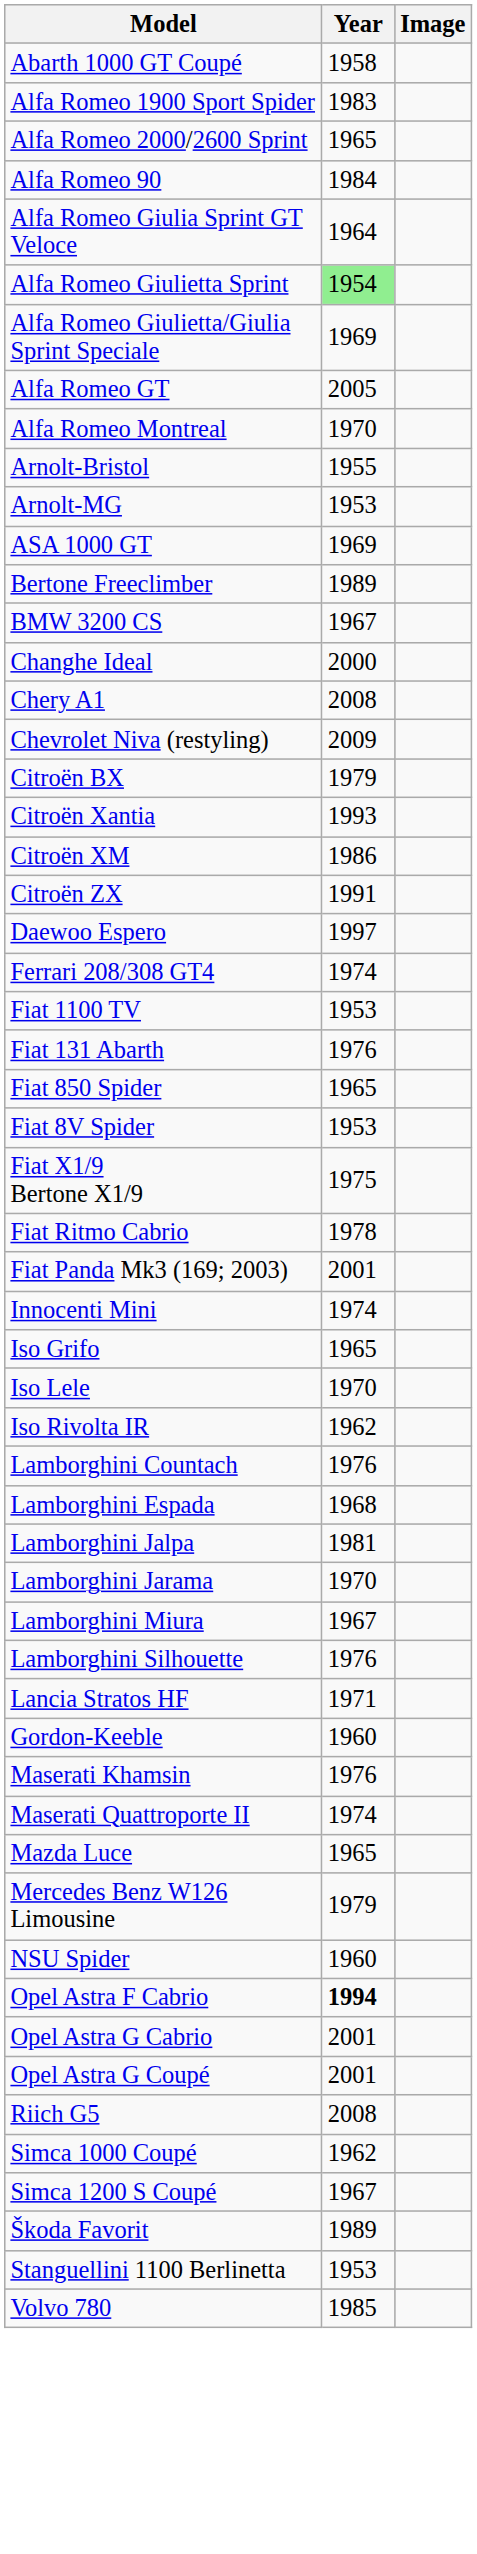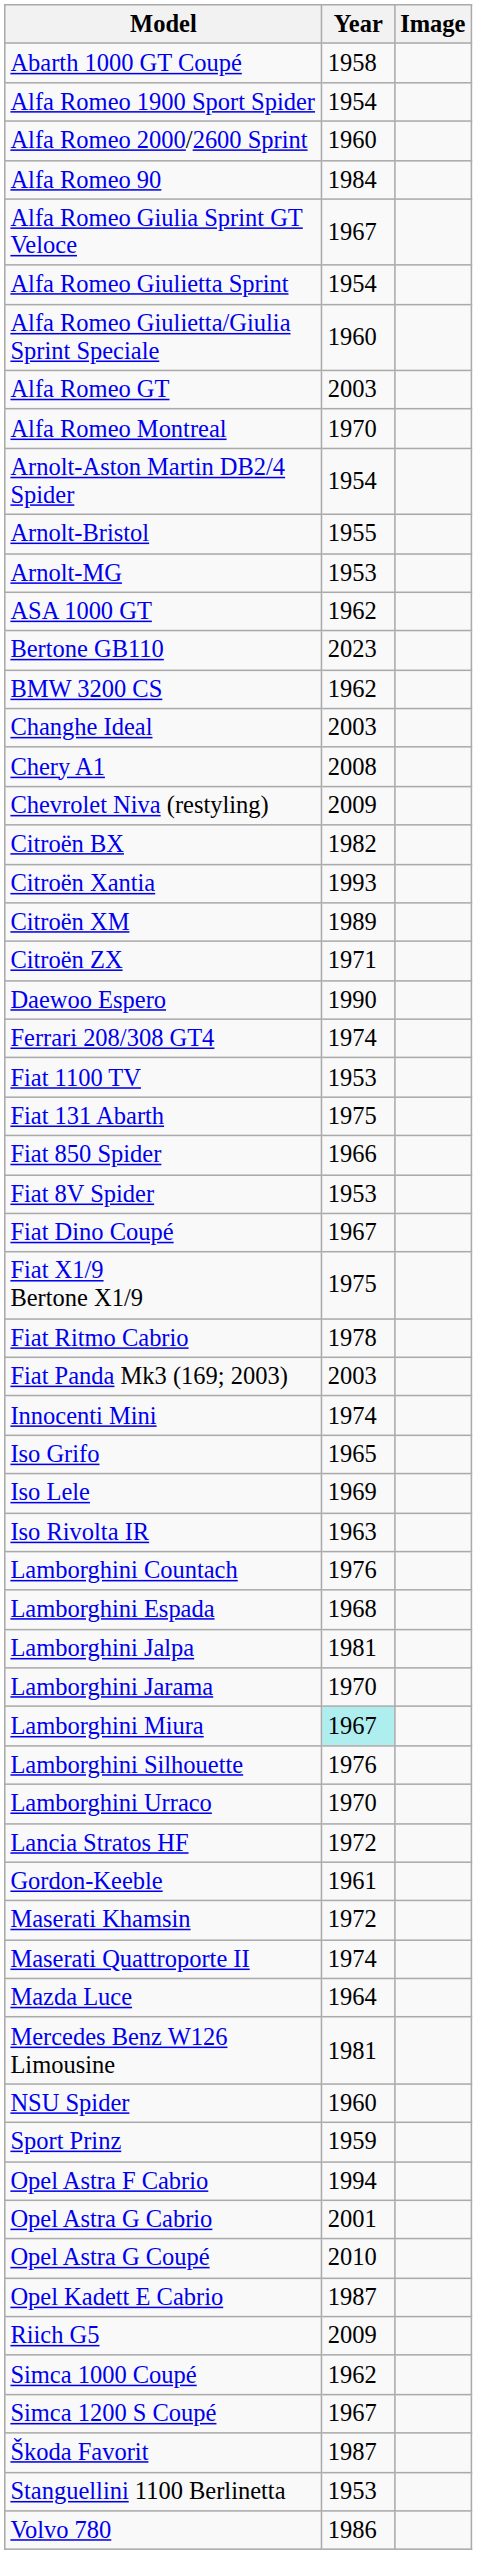(352, 101) 1983 -> (352, 101) 1954
(352, 140) 1965 -> (352, 140) 1960
(352, 231) 1964 -> (352, 231) 1967
(352, 284) lightgreen background -> (352, 284) no background
(352, 336) 1969 -> (352, 336) 1960
(352, 389) 2005 -> (352, 389) 2003
+ row: (148, 480)
(352, 544) 1969 -> (352, 611) 1962
- row: (111, 583)
+ row: (87, 650)
(352, 622) 1967 -> (352, 688) 1962
(352, 661) 2000 -> (352, 727) 2003
(352, 777) 1979 -> (352, 844) 1982
(352, 855) 1986 -> (352, 921) 1989
(352, 894) 1991 -> (352, 960) 1971
(352, 933) 1997 -> (352, 999) 1990
(352, 1049) 1976 -> (352, 1115) 1975
(352, 1088) 1965 -> (352, 1154) 1966
+ row: (92, 1232)
(352, 1271) 2001 -> (352, 1376) 2003
(352, 1387) 1970 -> (352, 1492) 1969
(352, 1426) 1962 -> (352, 1531) 1963
(352, 1620) no background -> (352, 1725) paleturquoise background
+ row: (111, 1803)
(352, 1698) 1971 -> (352, 1842) 1972
(352, 1737) 1960 -> (352, 1881) 1961
(352, 1775) 1976 -> (352, 1919) 1972
(352, 1853) 1965 -> (352, 1997) 1964
(352, 1906) 1979 -> (352, 2050) 1981
+ row: (66, 2141)
(352, 1997) bold -> (352, 2180) normal
(352, 2075) 2001 -> (352, 2258) 2010
+ row: (117, 2296)
(352, 2114) 2008 -> (352, 2335) 2009
(352, 2230) 1989 -> (352, 2452) 1987
(352, 2308) 1985 -> (352, 2529) 1986
